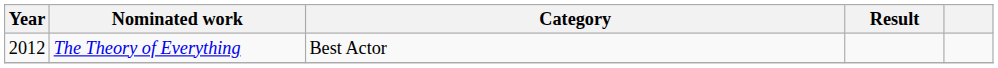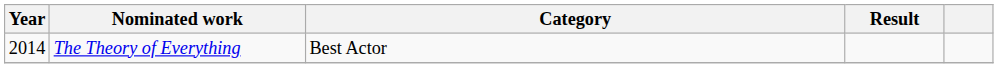(27, 47) 2012 -> (27, 47) 2014
